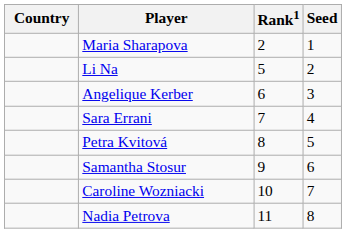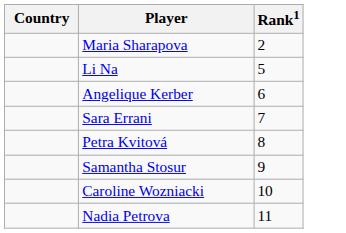- column: (322, 18)
